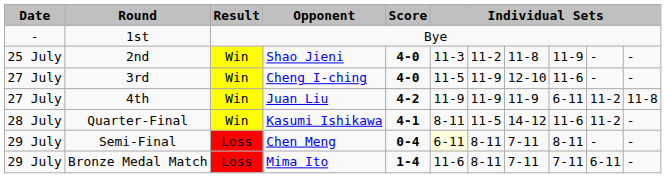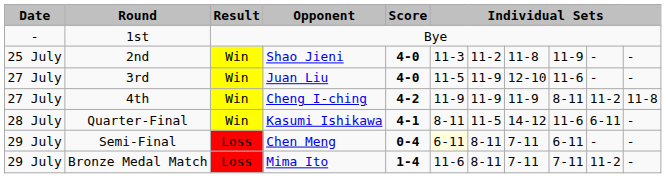(317, 78) Cheng I-ching -> (297, 78) Juan Liu
(297, 99) Juan Liu -> (317, 99) Cheng I-ching
(568, 99) 6-11 -> (568, 99) 8-11
(605, 120) 11-2 -> (605, 120) 6-11
(568, 141) 8-11 -> (568, 141) 6-11
(605, 162) 6-11 -> (605, 162) 11-2
